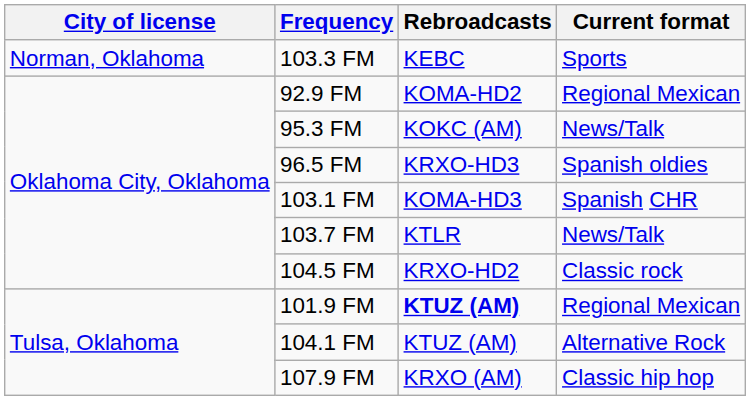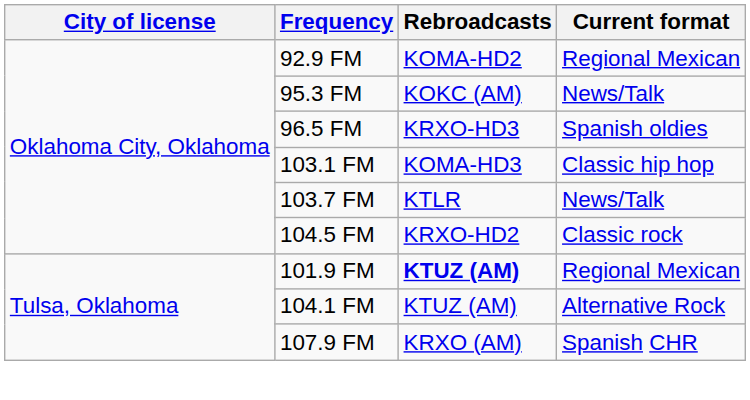- row: (327, 57)
(630, 199) Spanish CHR -> (638, 164) Classic hip hop
(638, 377) Classic hip hop -> (630, 341) Spanish CHR
